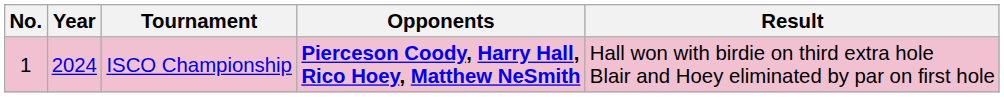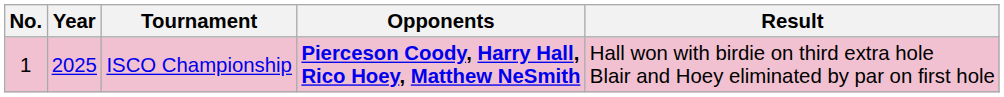(74, 65) 2024 -> (74, 65) 2025
